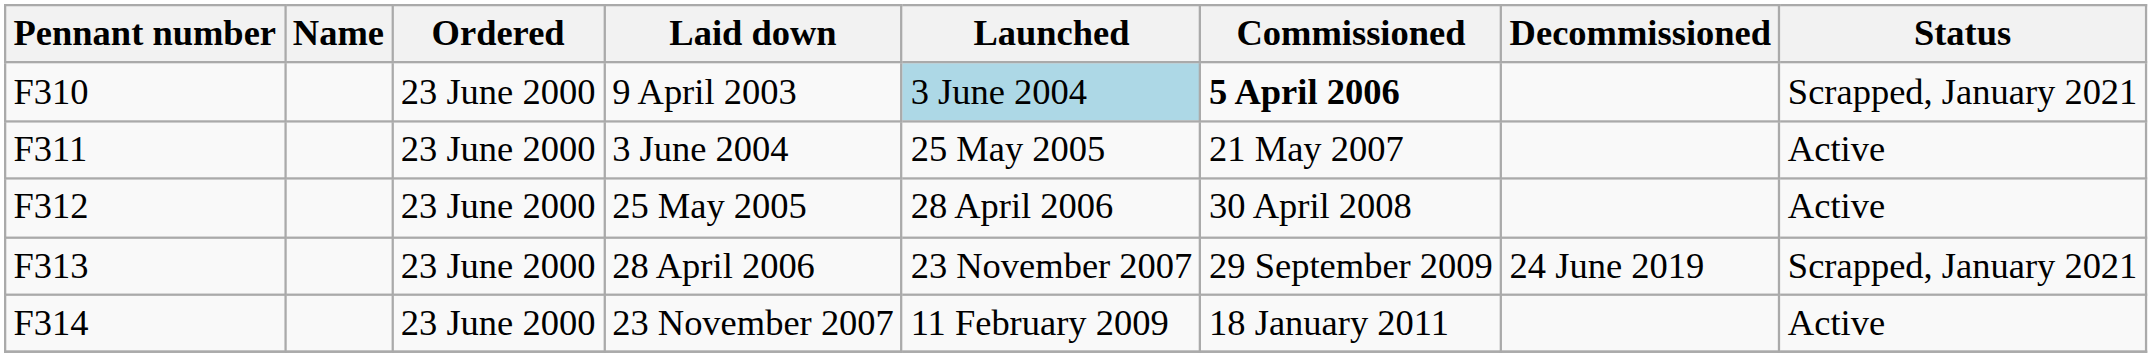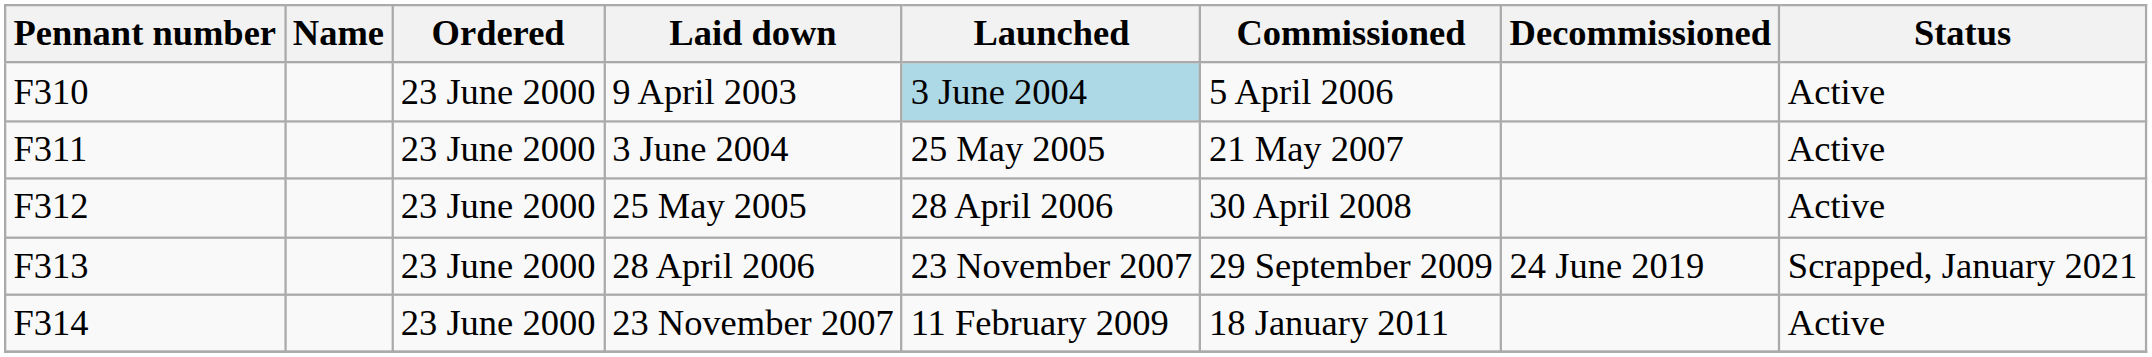(1304, 91) bold -> (1301, 91) normal
(1963, 91) Scrapped, January 2021 -> (1836, 91) Active
